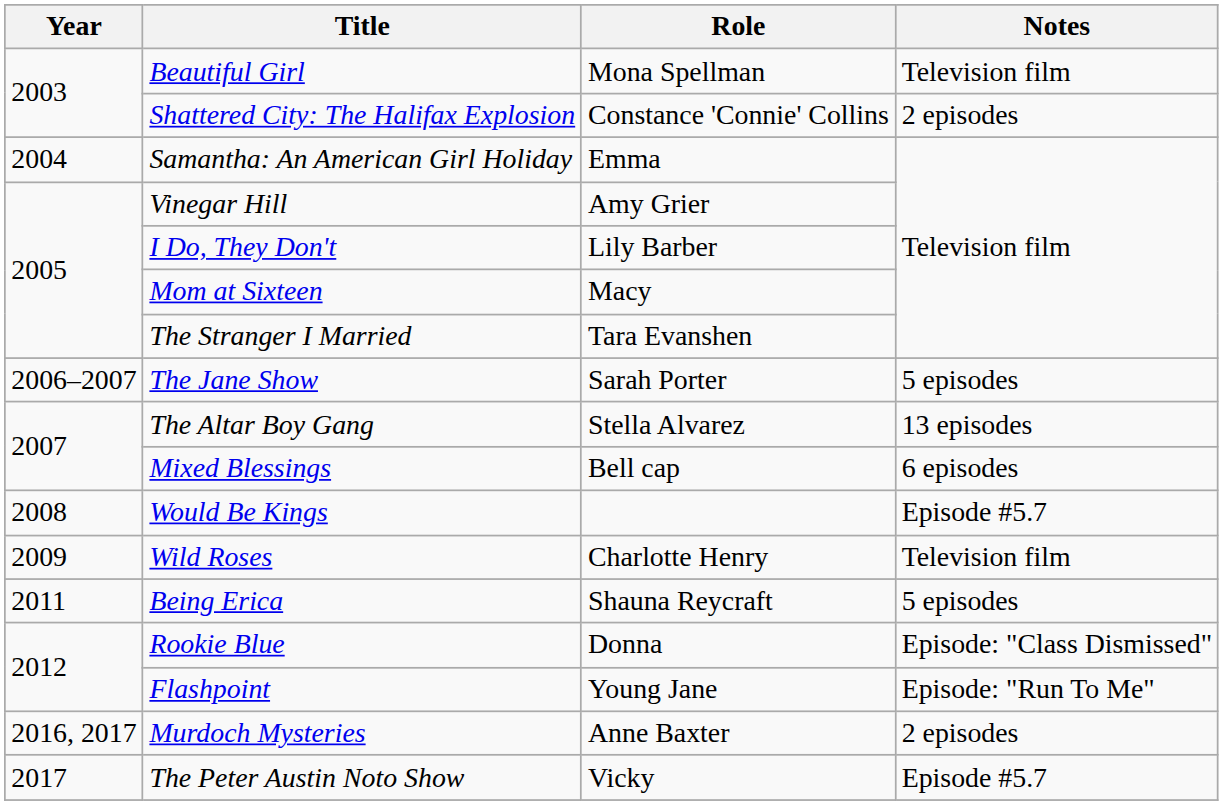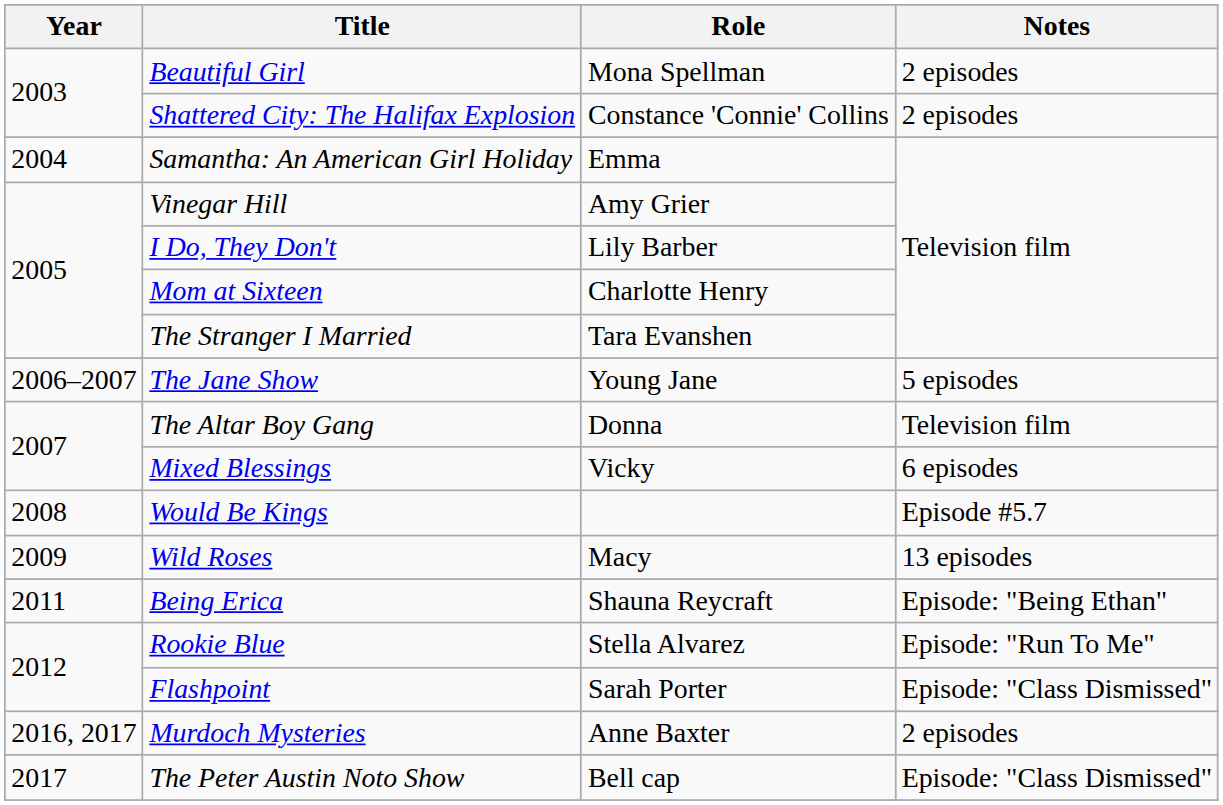(986, 70) Television film -> (960, 70) 2 episodes
(620, 291) Macy -> (678, 291) Charlotte Henry
(657, 379) Sarah Porter -> (653, 379) Young Jane
(666, 423) Stella Alvarez -> (625, 423) Donna
(967, 423) 13 episodes -> (986, 423) Television film
(634, 468) Bell cap -> (621, 468) Vicky
(678, 556) Charlotte Henry -> (620, 556) Macy
(986, 556) Television film -> (967, 556) 13 episodes
(960, 600) 5 episodes -> (1034, 600) Episode: "Being Ethan"
(625, 644) Donna -> (666, 644) Stella Alvarez
(1057, 644) Episode: "Class Dismissed" -> (1028, 644) Episode: "Run To Me"
(653, 688) Young Jane -> (657, 688) Sarah Porter
(1028, 688) Episode: "Run To Me" -> (1057, 688) Episode: "Class Dismissed"
(621, 777) Vicky -> (634, 777) Bell cap
(974, 777) Episode #5.7 -> (1057, 777) Episode: "Class Dismissed"
